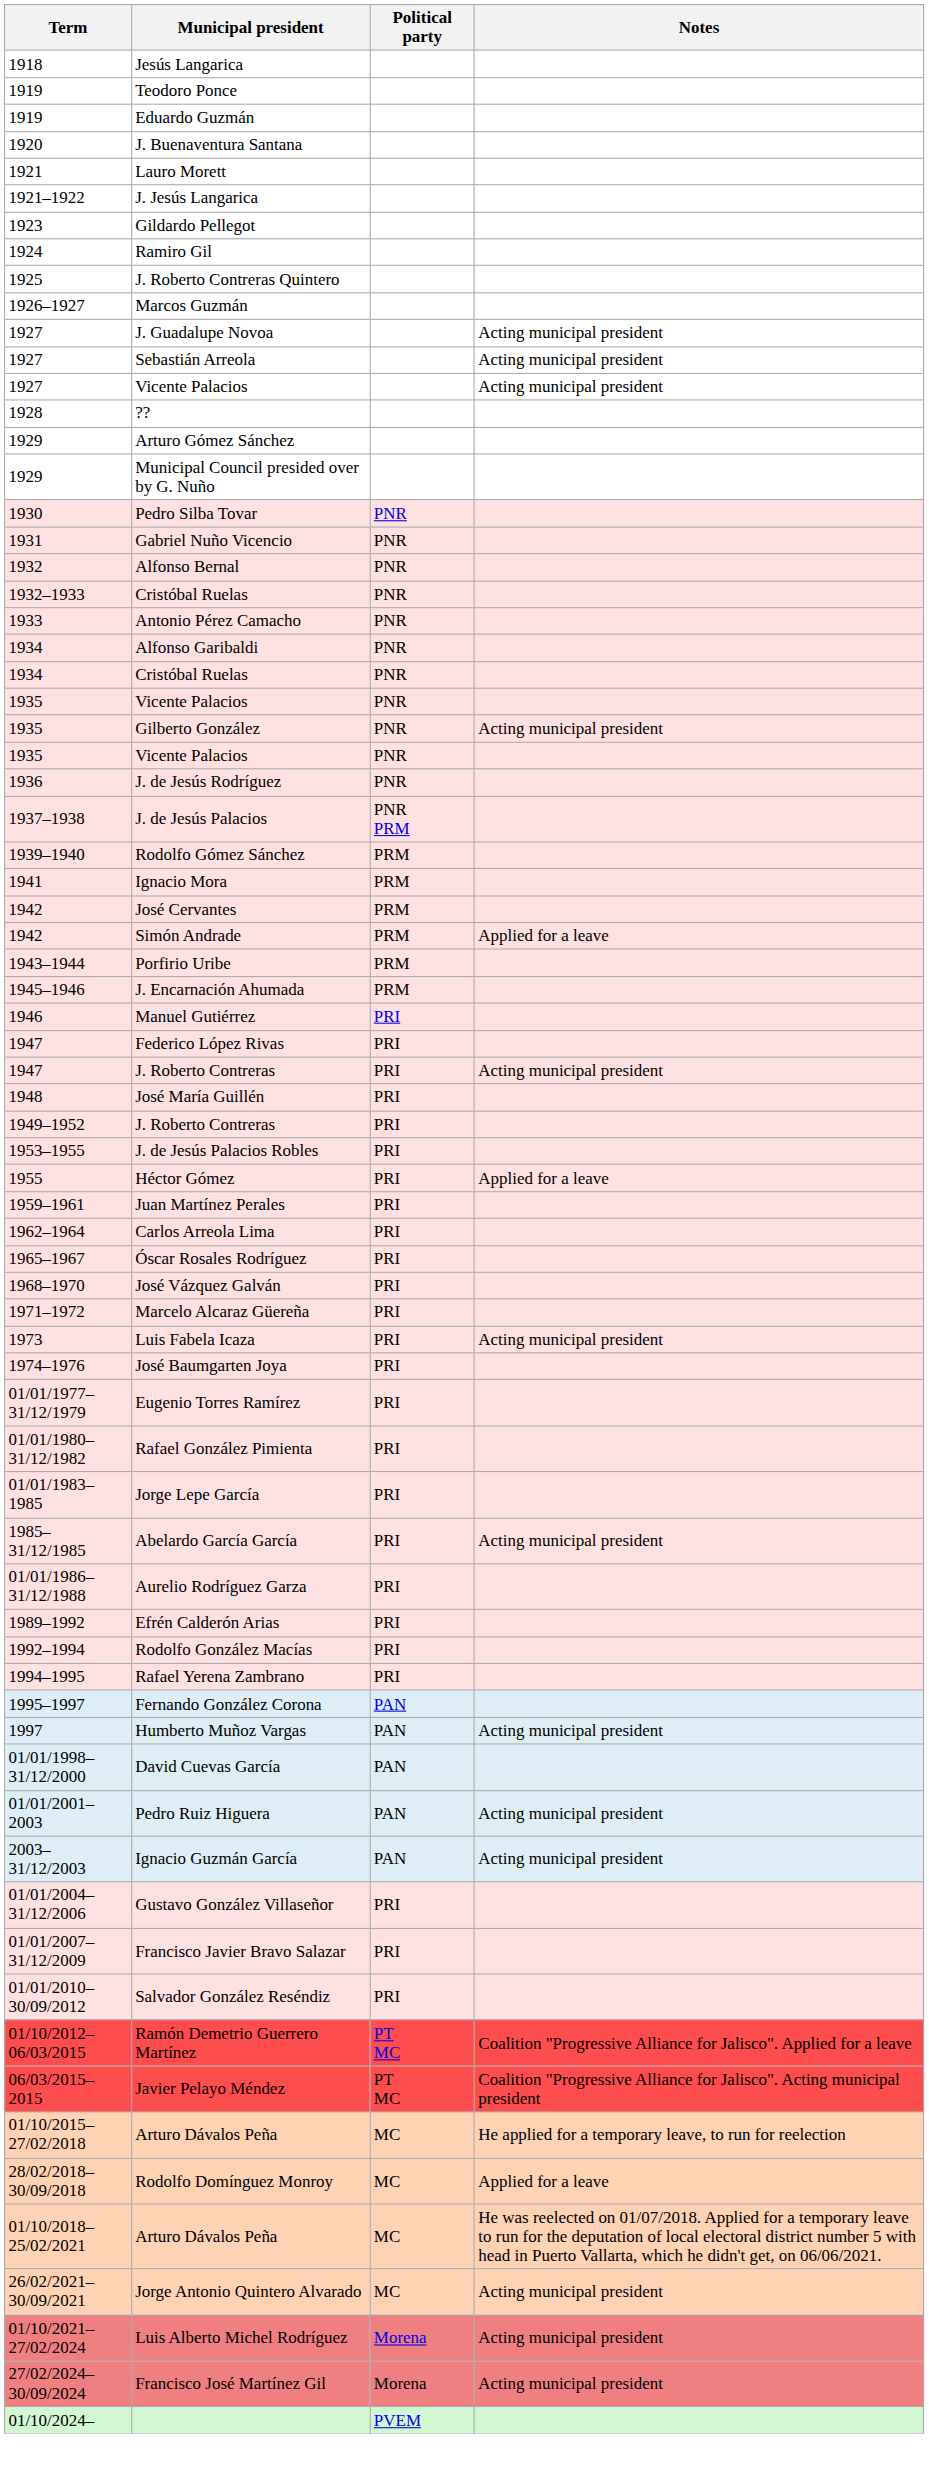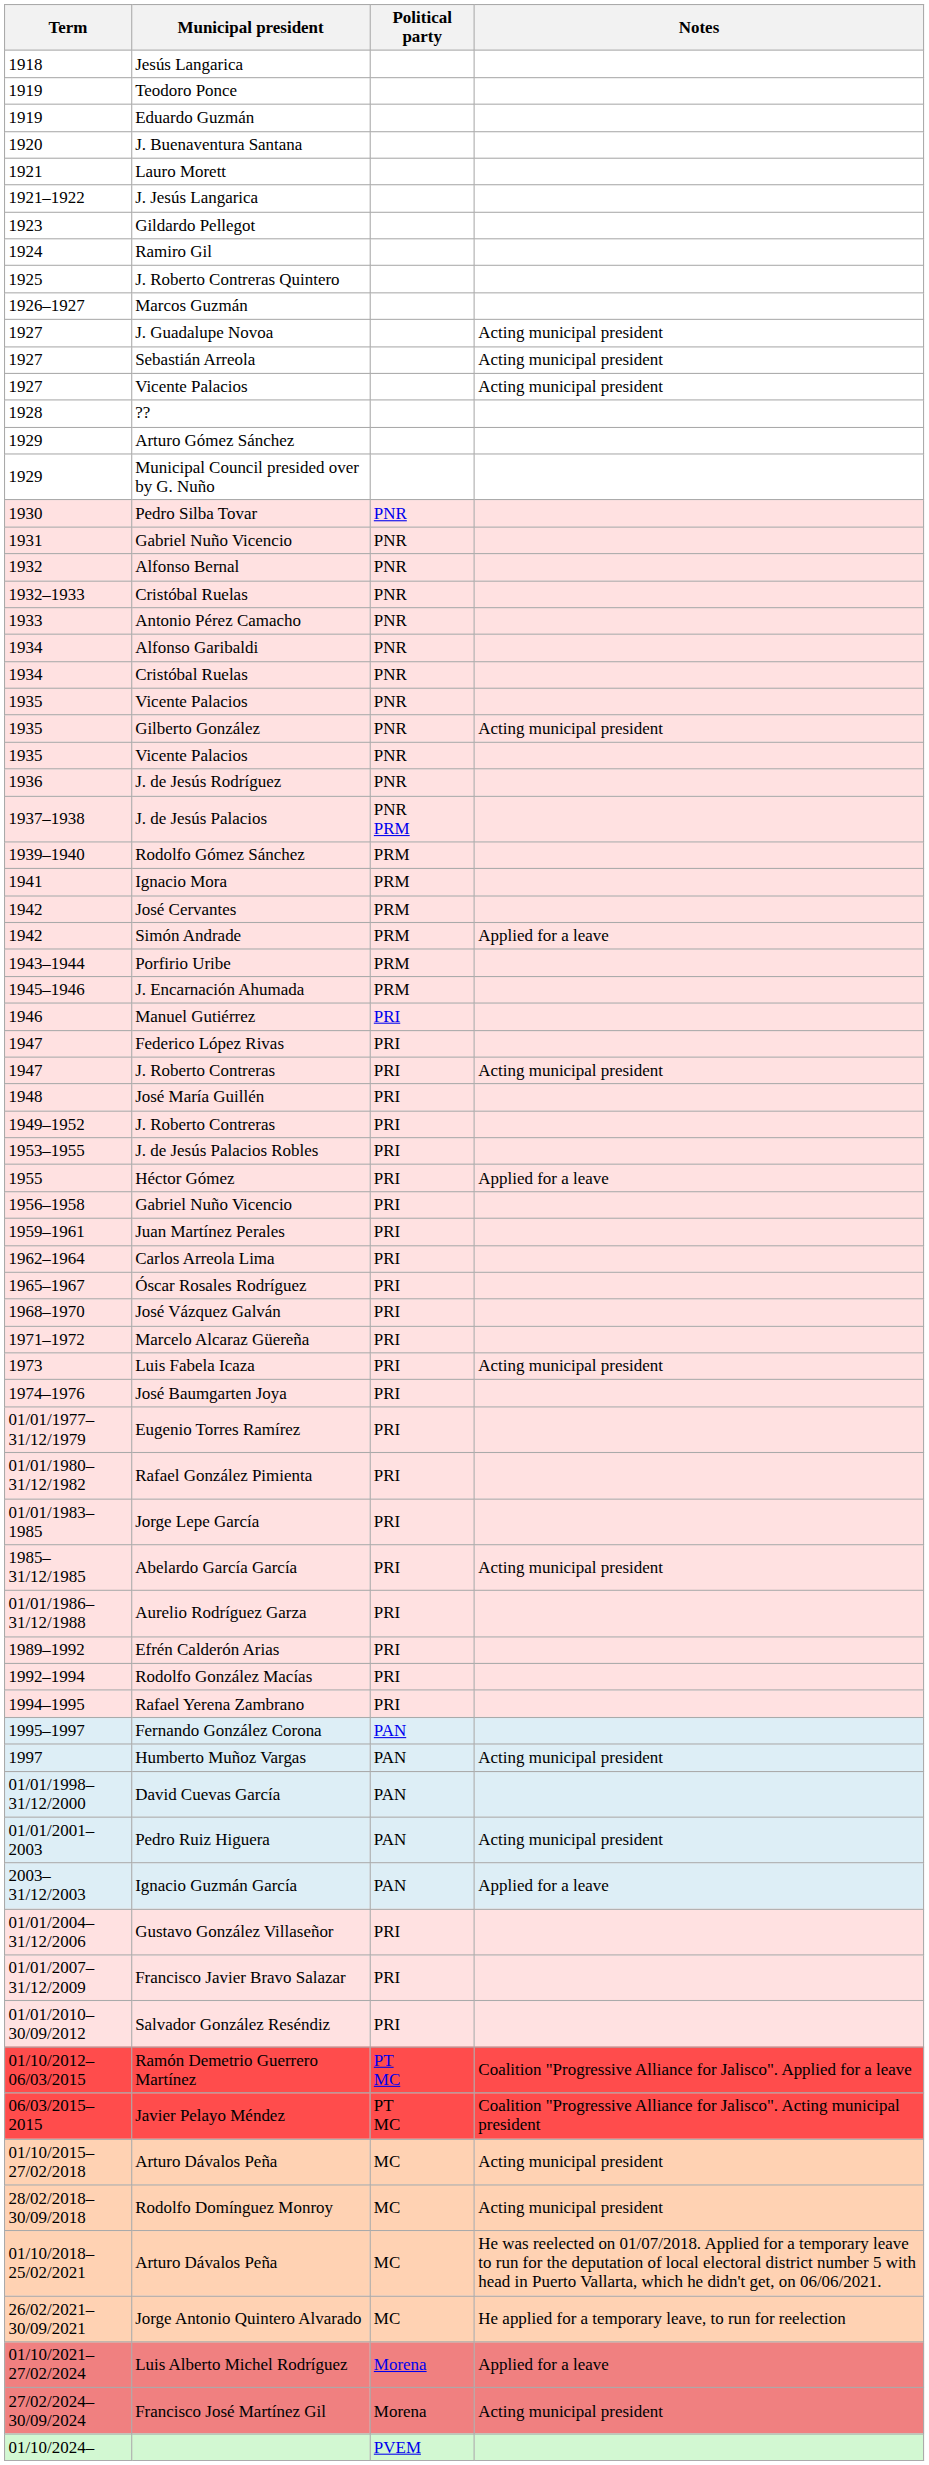+ row: (47, 1204)
(571, 1859) Acting municipal president -> (544, 1885) Applied for a leave
(662, 2134) He applied for a temporary leave, to run for reelection -> (571, 2161) Acting municipal president
(544, 2180) Applied for a leave -> (571, 2207) Acting municipal president
(571, 2291) Acting municipal president -> (662, 2318) He applied for a temporary leave, to run for reelection
(571, 2337) Acting municipal president -> (544, 2364) Applied for a leave
